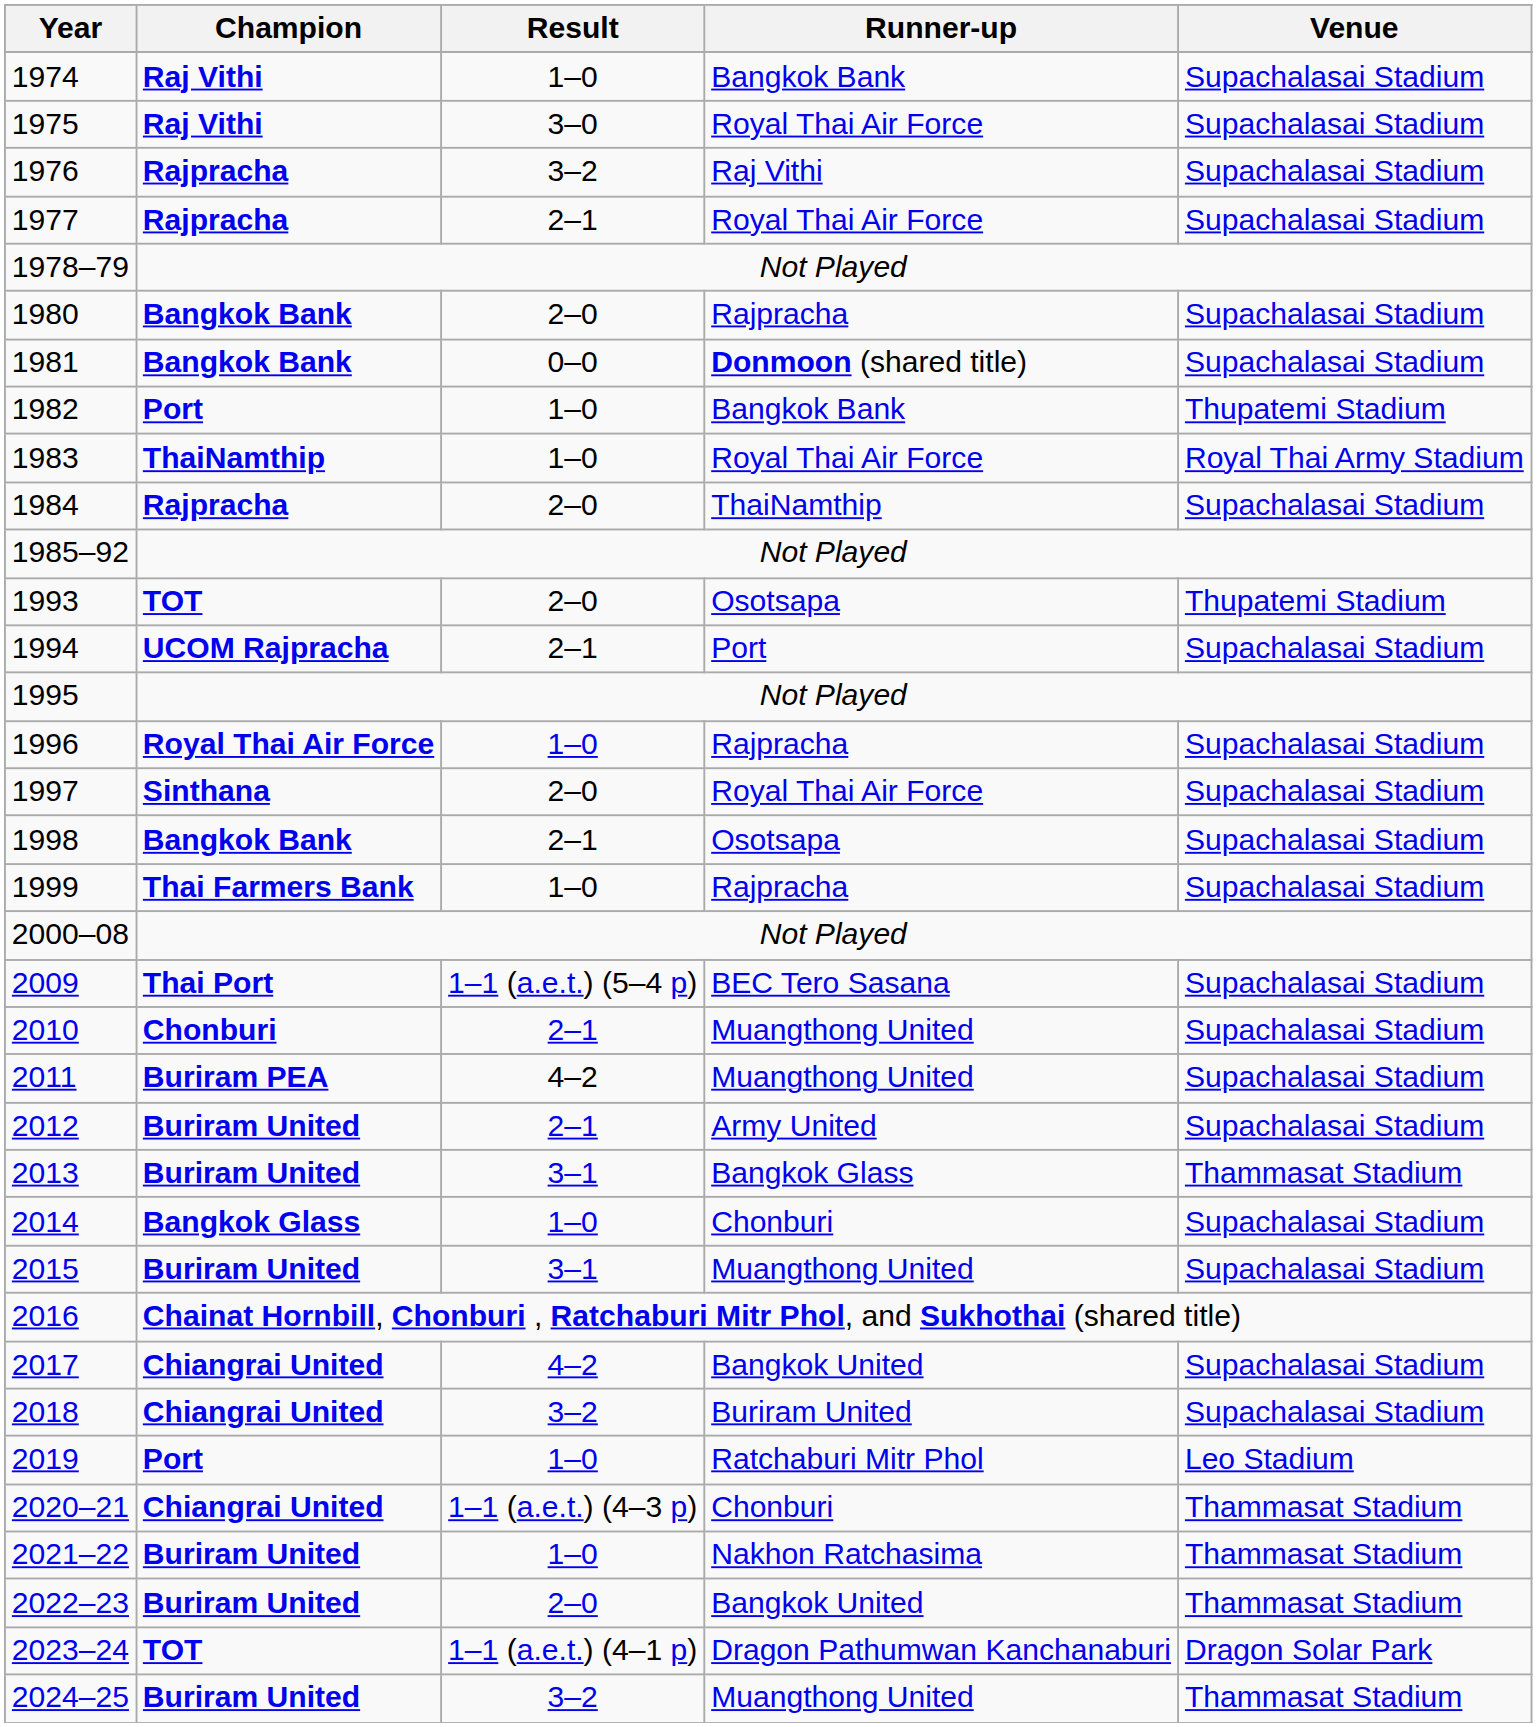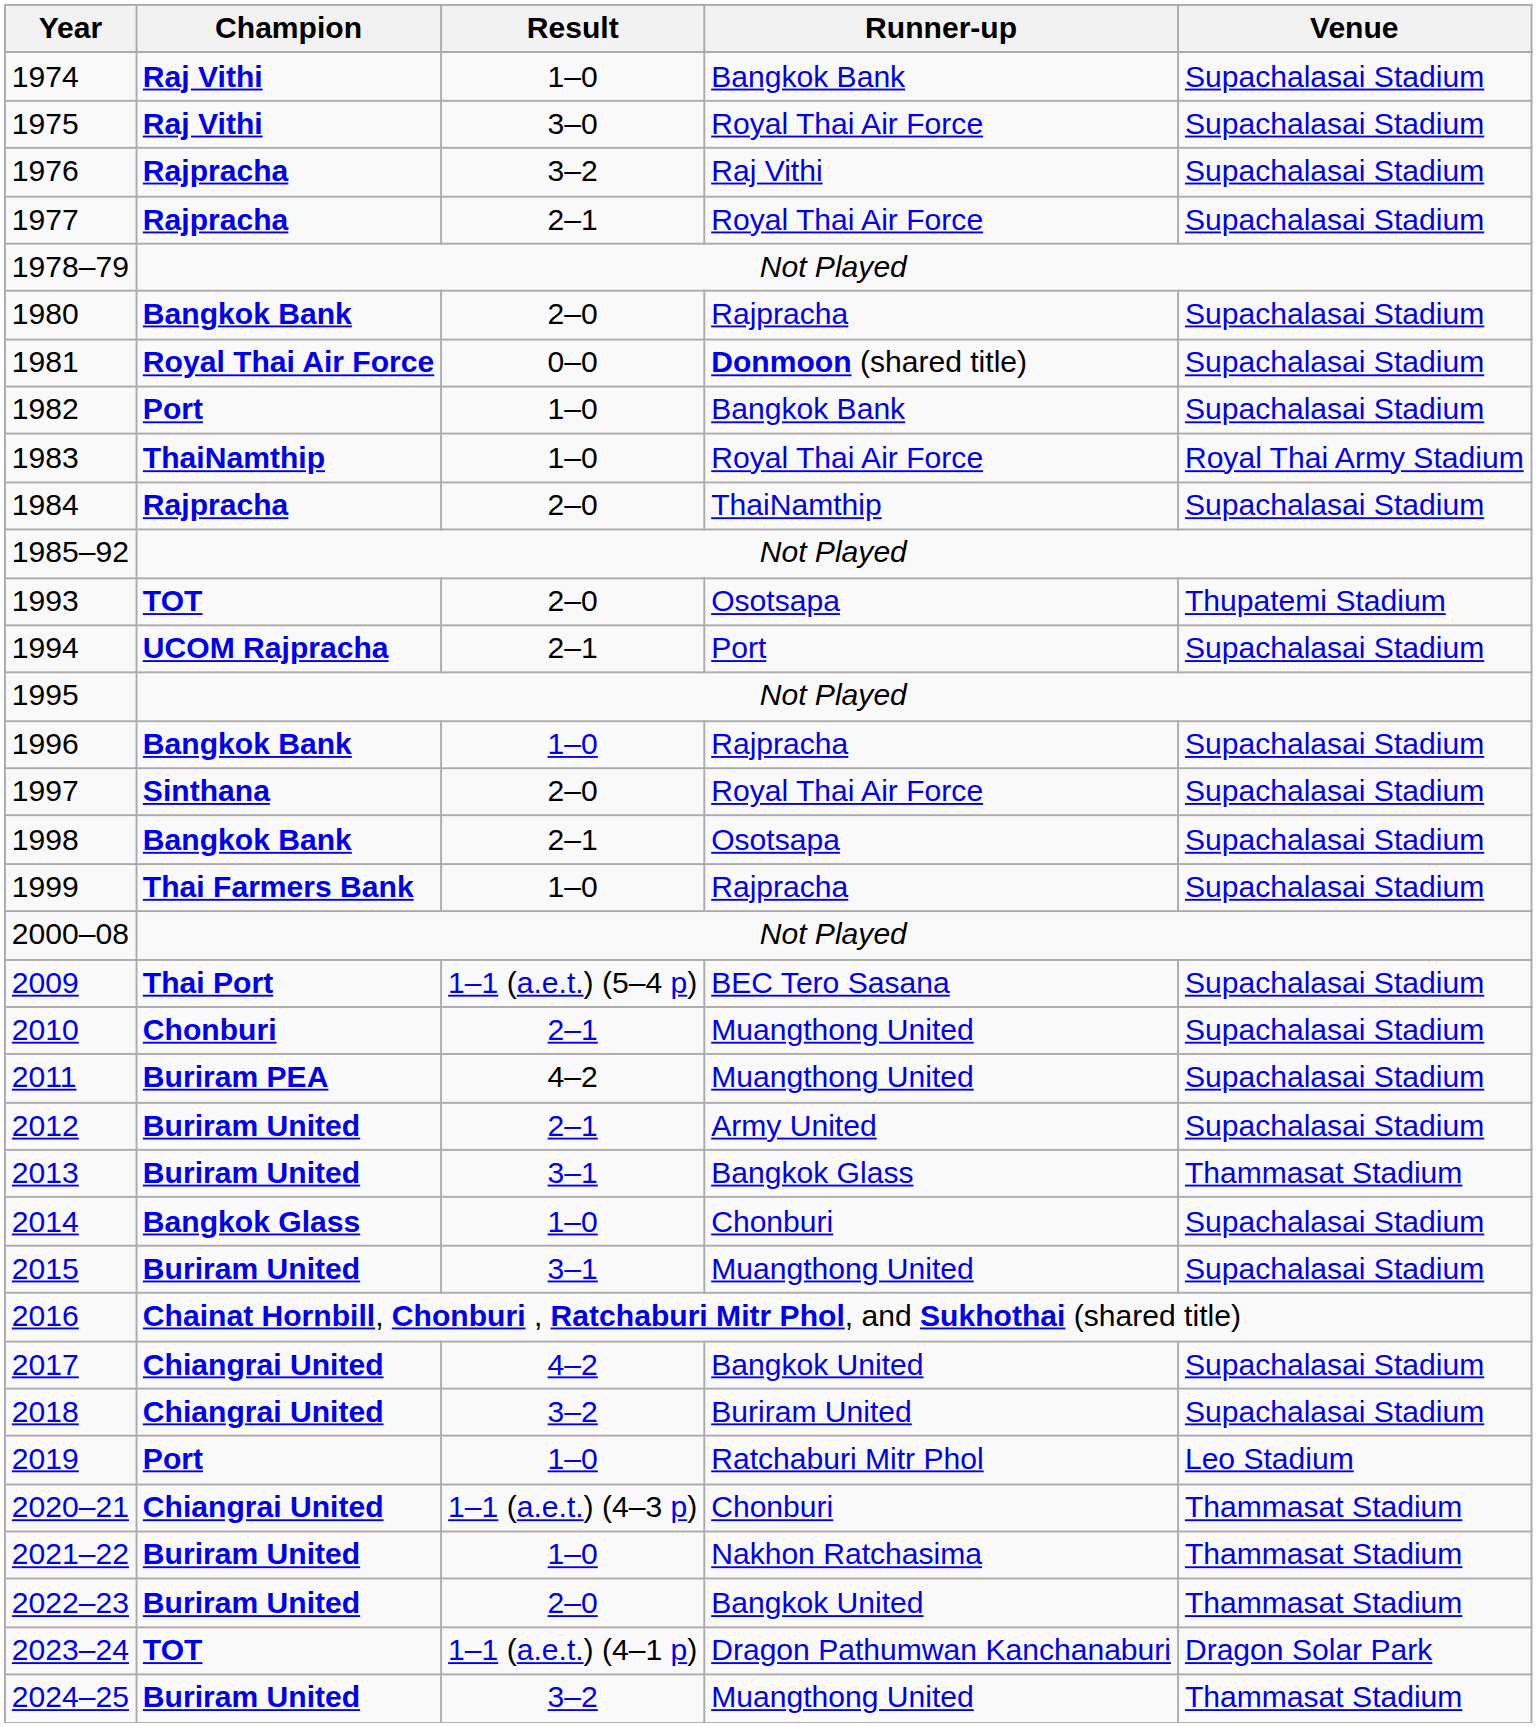(252, 362) Bangkok Bank -> (289, 362) Royal Thai Air Force
(1315, 409) Thupatemi Stadium -> (1335, 409) Supachalasai Stadium
(289, 743) Royal Thai Air Force -> (252, 743) Bangkok Bank
